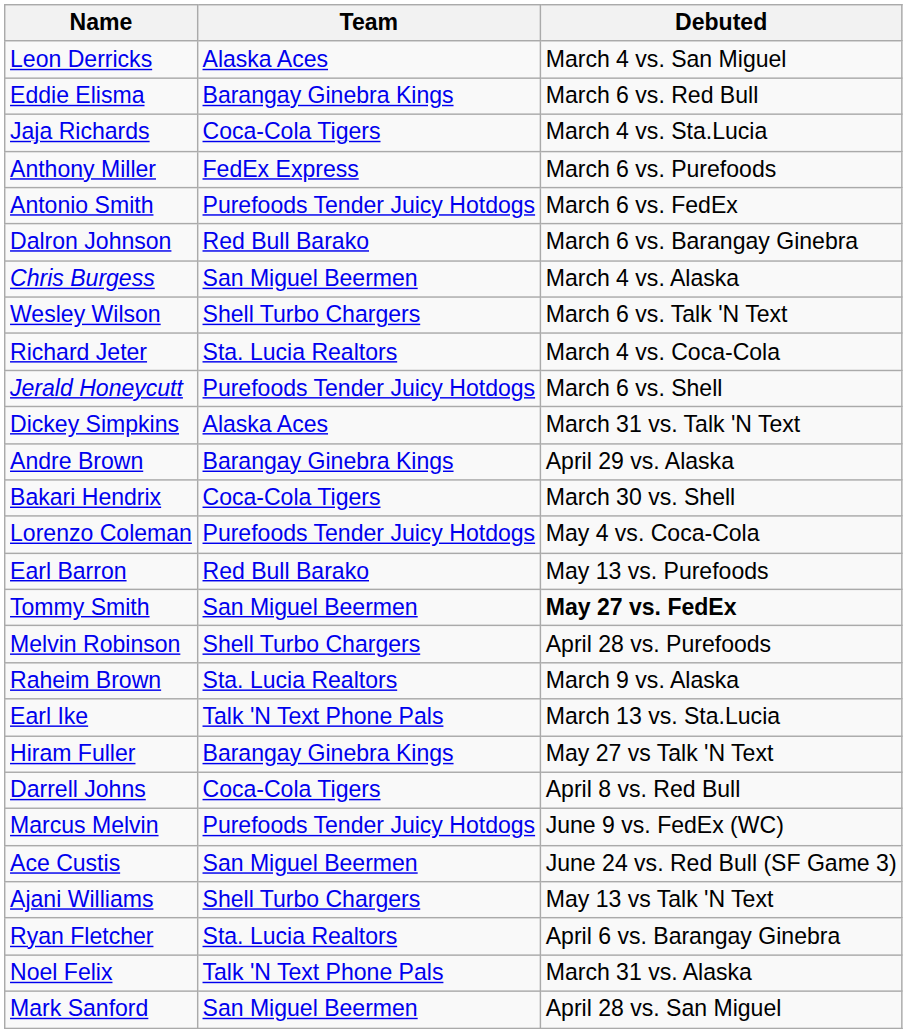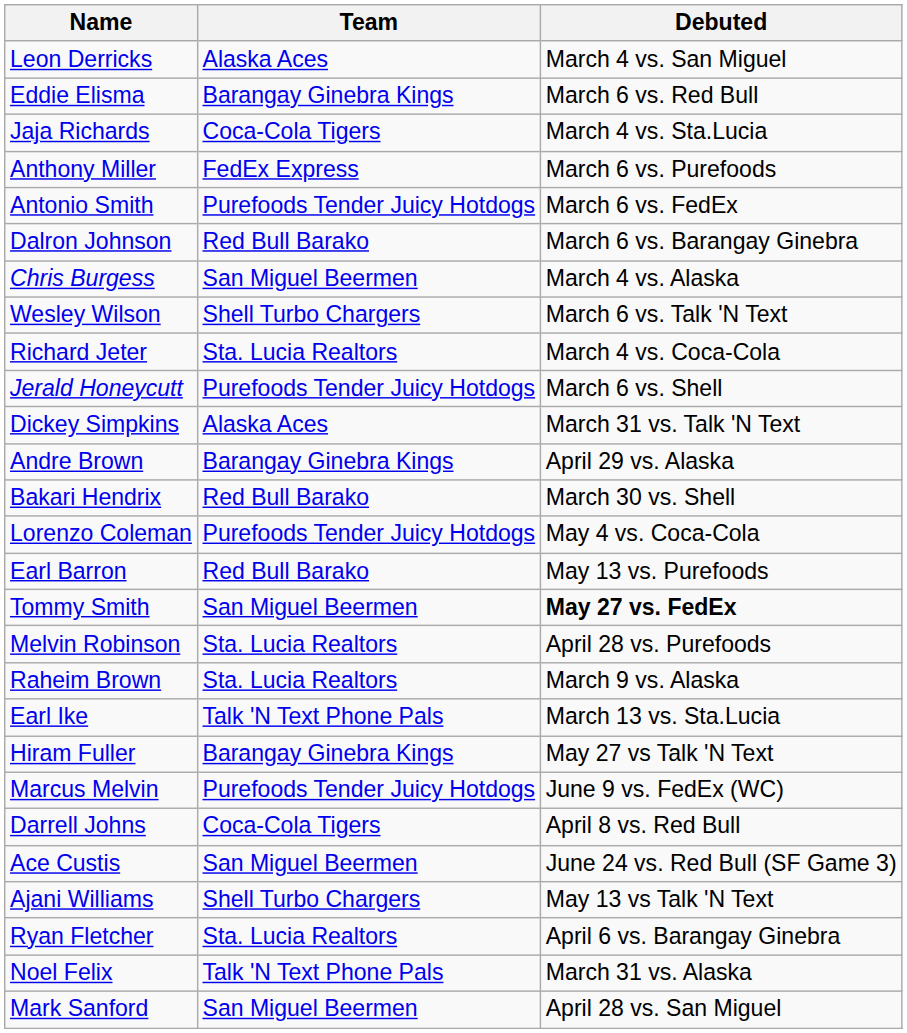(292, 497) Coca-Cola Tigers -> (286, 497) Red Bull Barako
(311, 643) Shell Turbo Chargers -> (300, 643) Sta. Lucia Realtors
rows swapped: (78, 790) <-> (84, 826)
